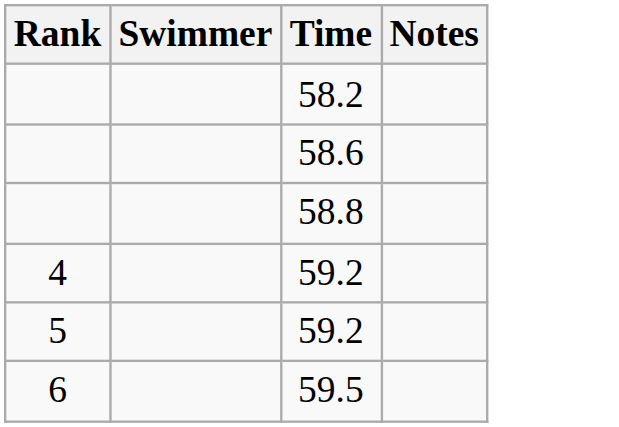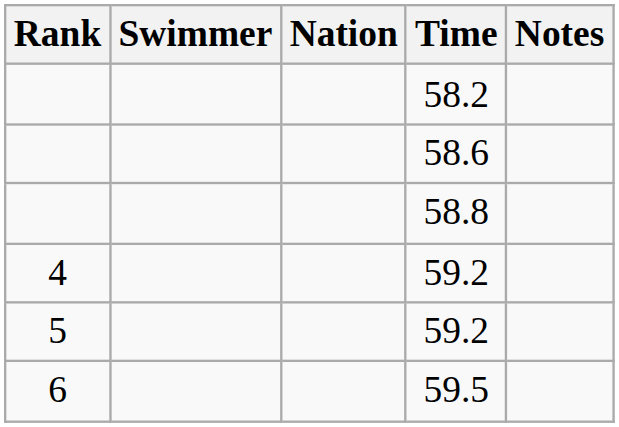+ column: (344, 34)
